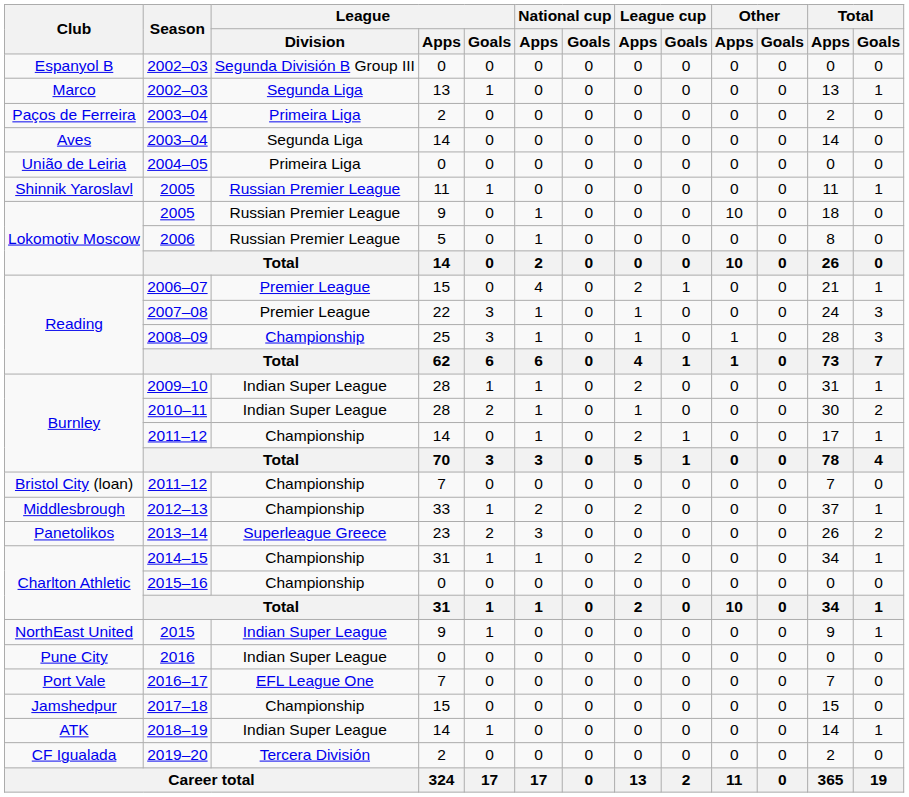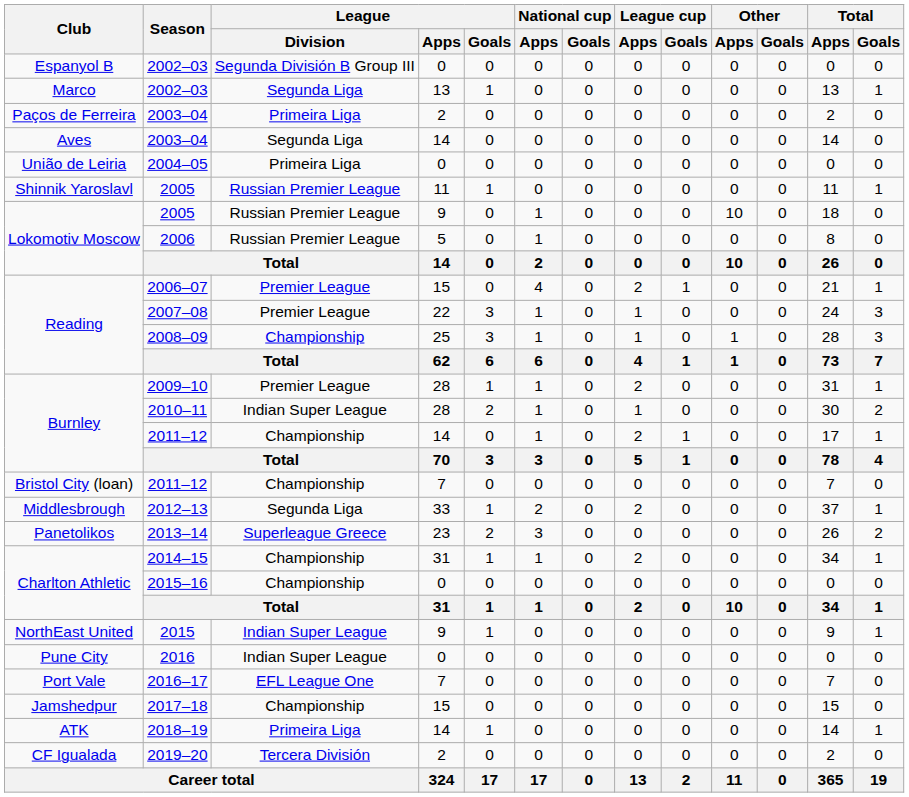(315, 386) Indian Super League -> (315, 386) Premier League
(315, 509) Championship -> (315, 509) Segunda Liga
(315, 730) Indian Super League -> (315, 730) Primeira Liga
